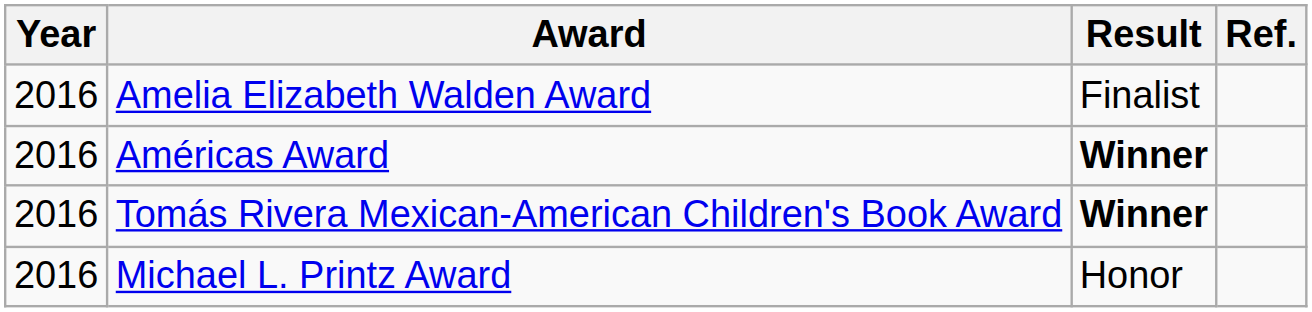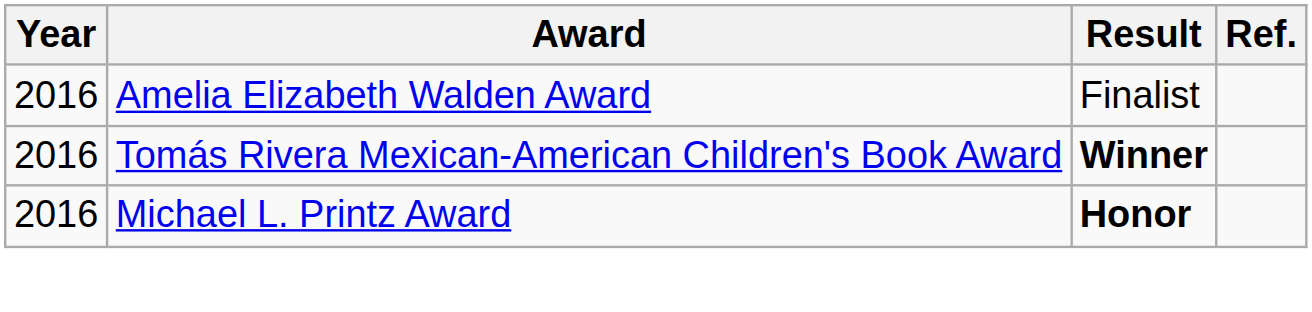- row: (252, 154)
(1131, 275) normal -> (1136, 214) bold
